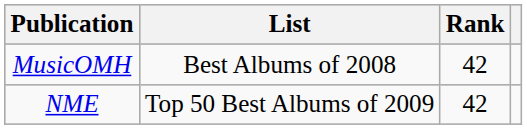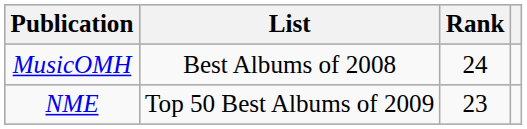(475, 64) 42 -> (475, 64) 24
(475, 104) 42 -> (475, 104) 23
